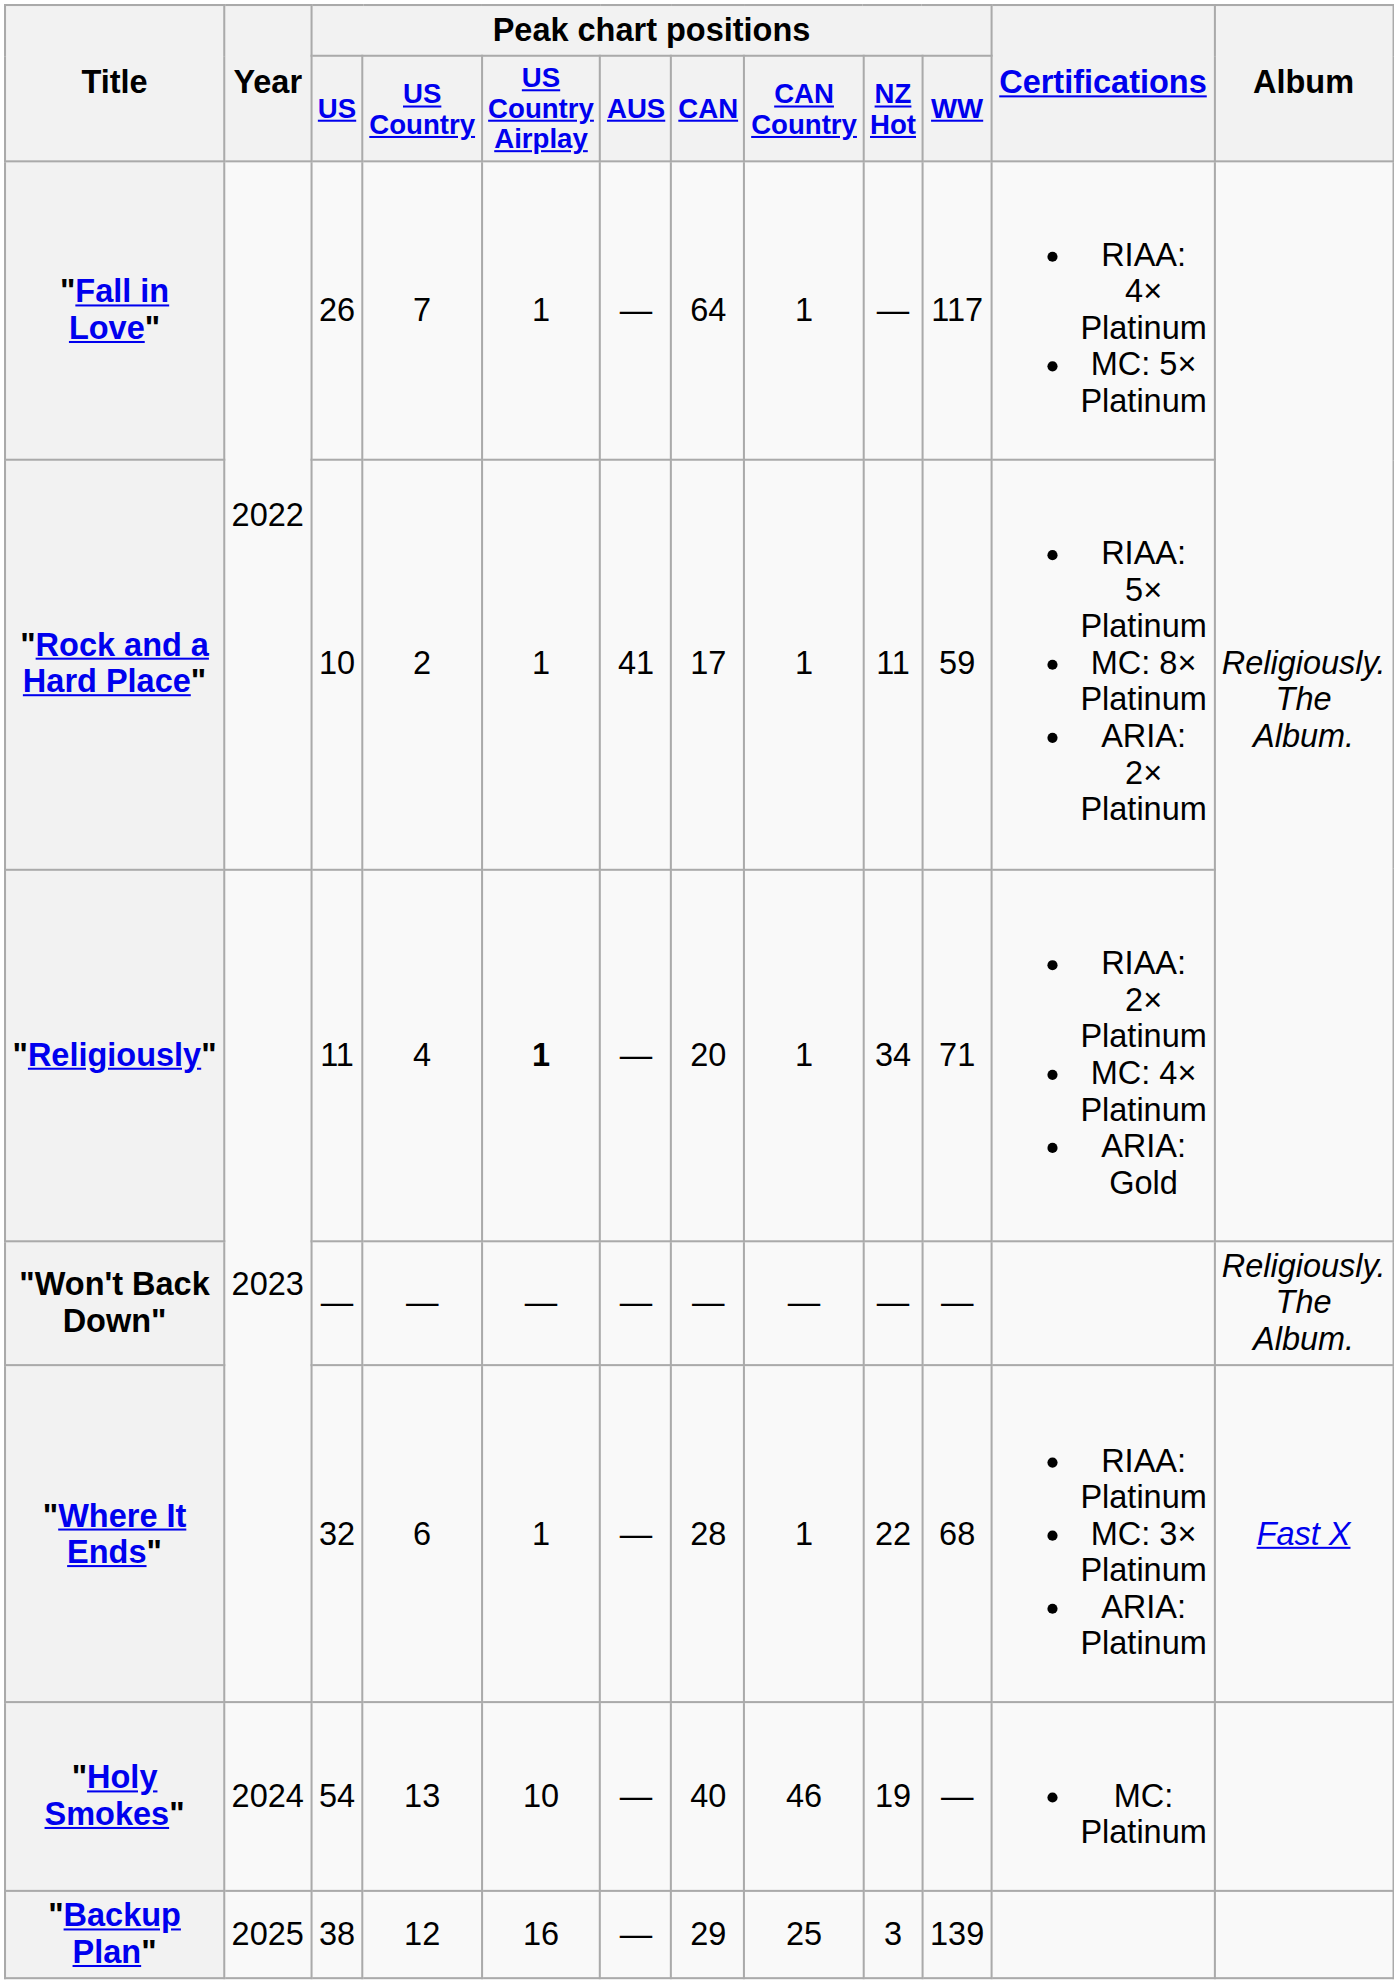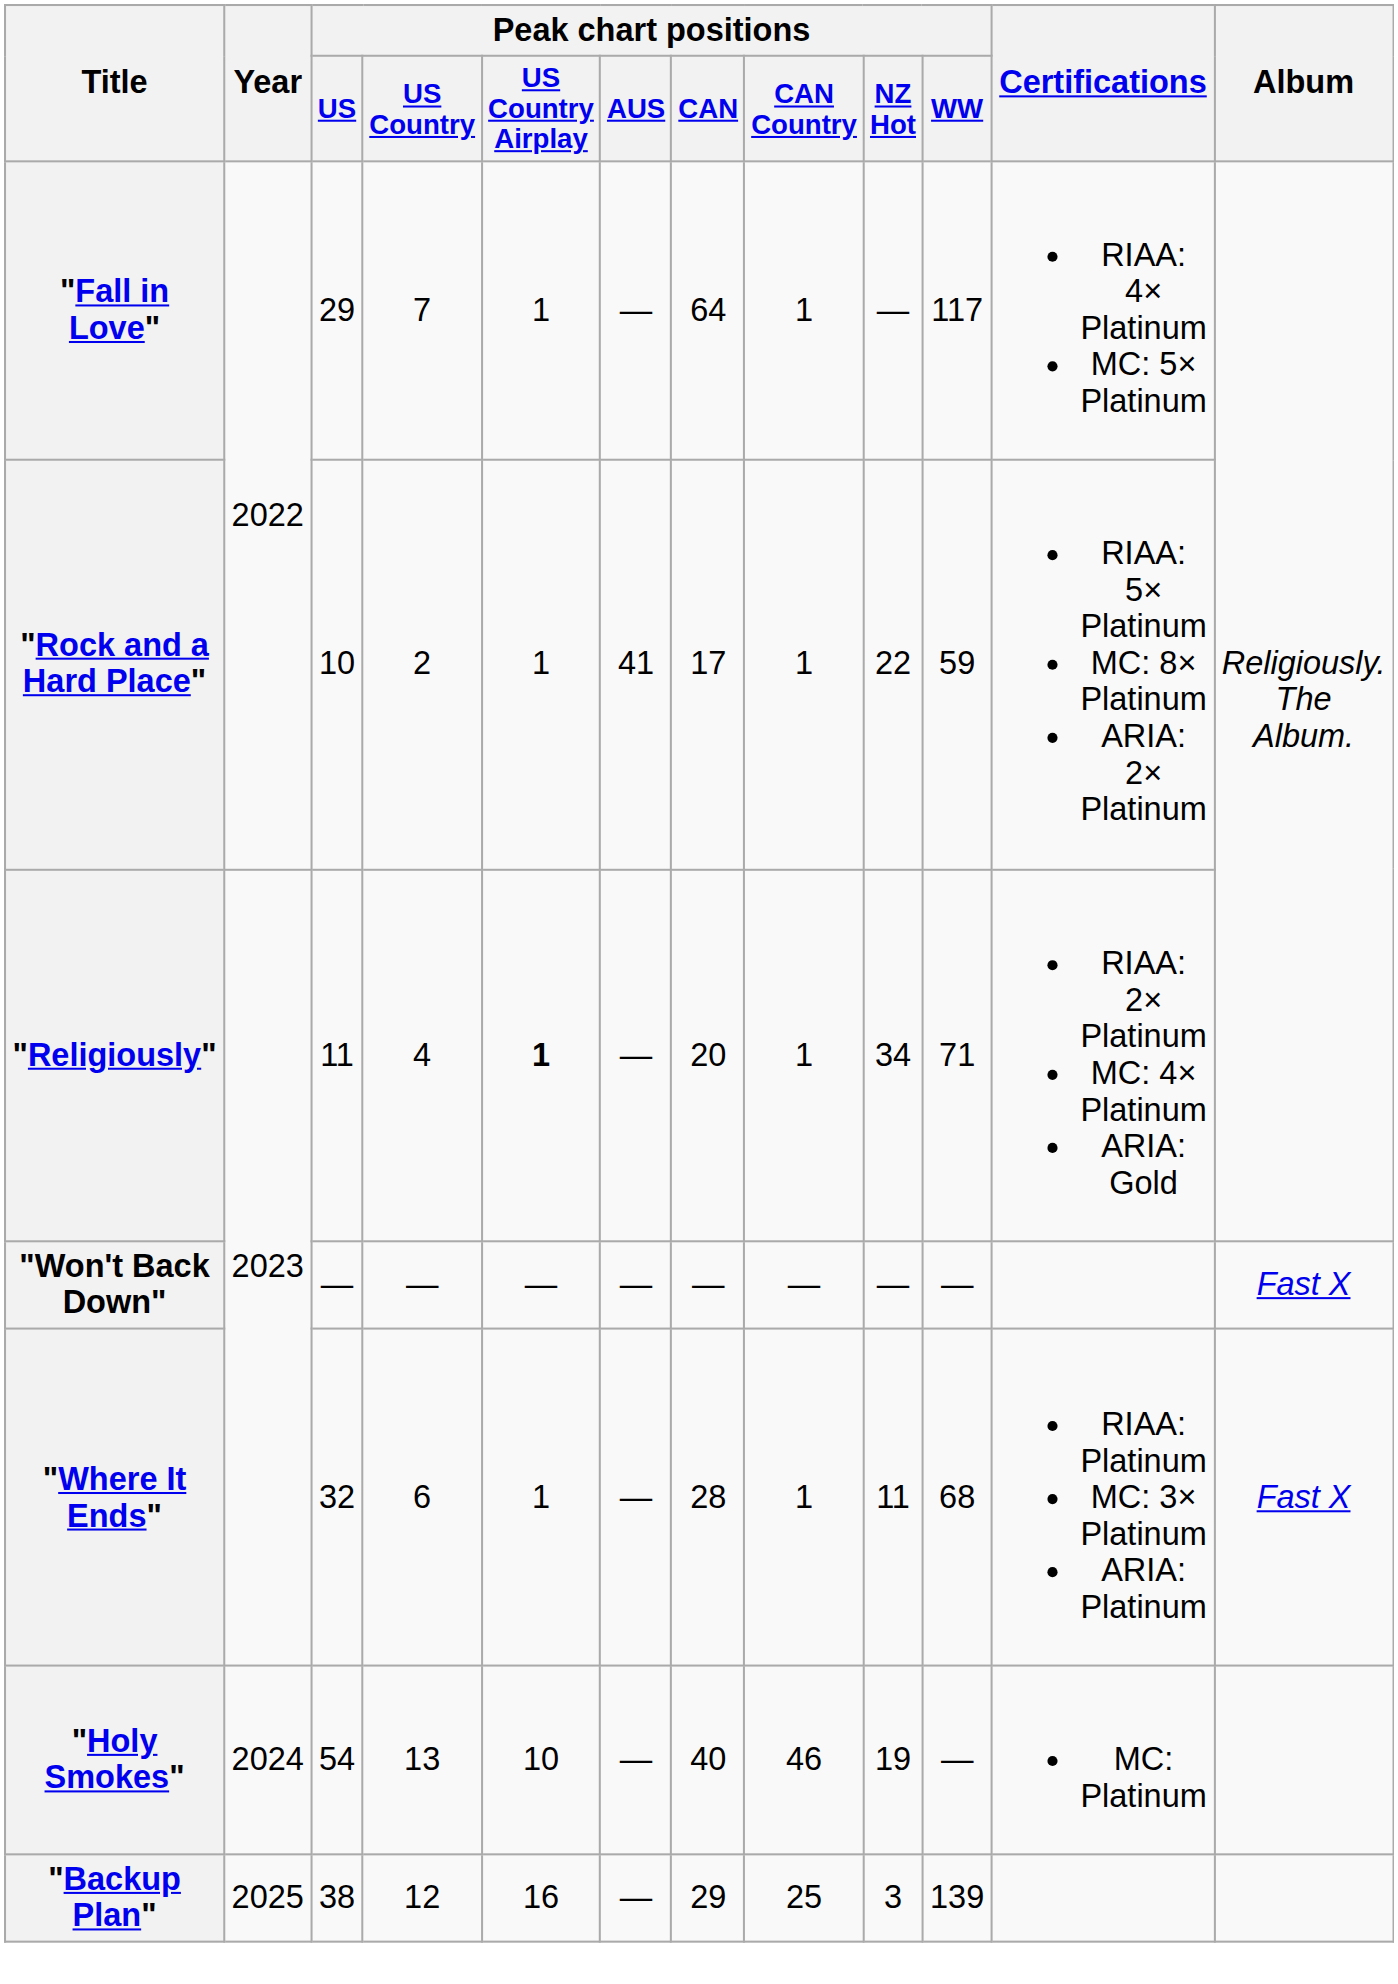(337, 310) 26 -> (337, 310) 29
(893, 663) 11 -> (893, 663) 22
(1304, 1302) Religiously. The Album. -> (1304, 1284) Fast X
(893, 1533) 22 -> (893, 1496) 11
